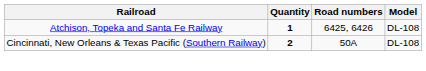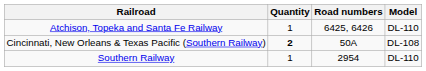(290, 27) bold -> (290, 27) normal
(403, 27) DL-108 -> (403, 27) DL-110
+ row: (136, 58)
